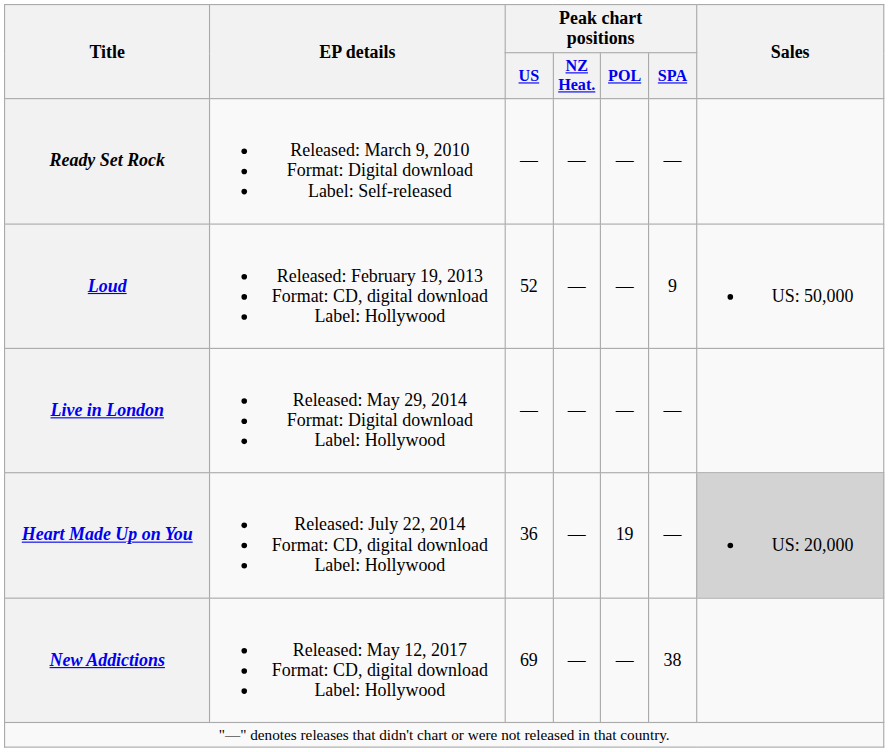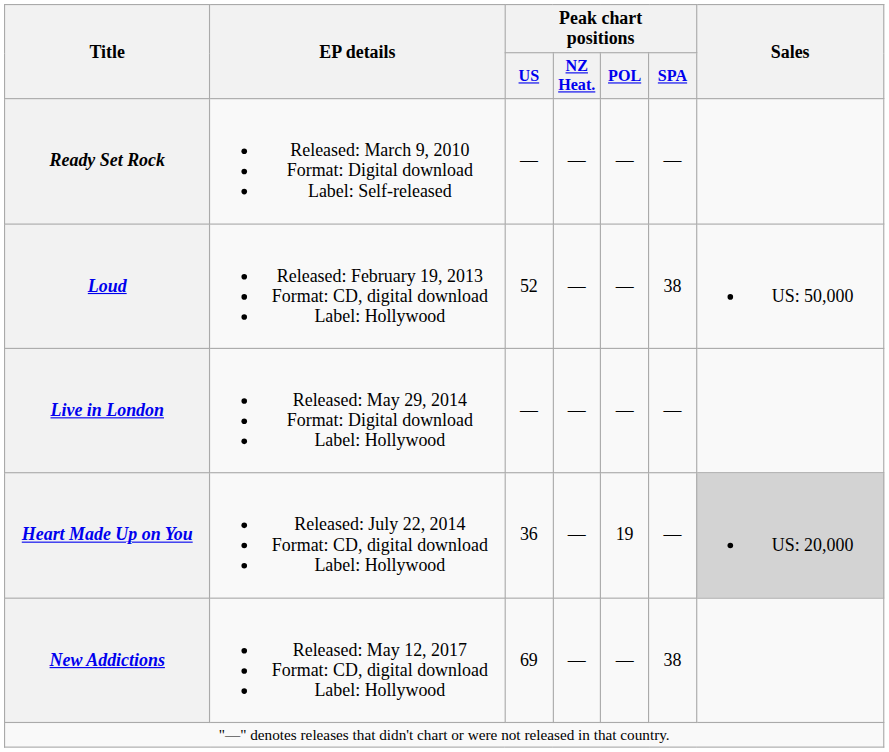(672, 285) 9 -> (672, 285) 38
